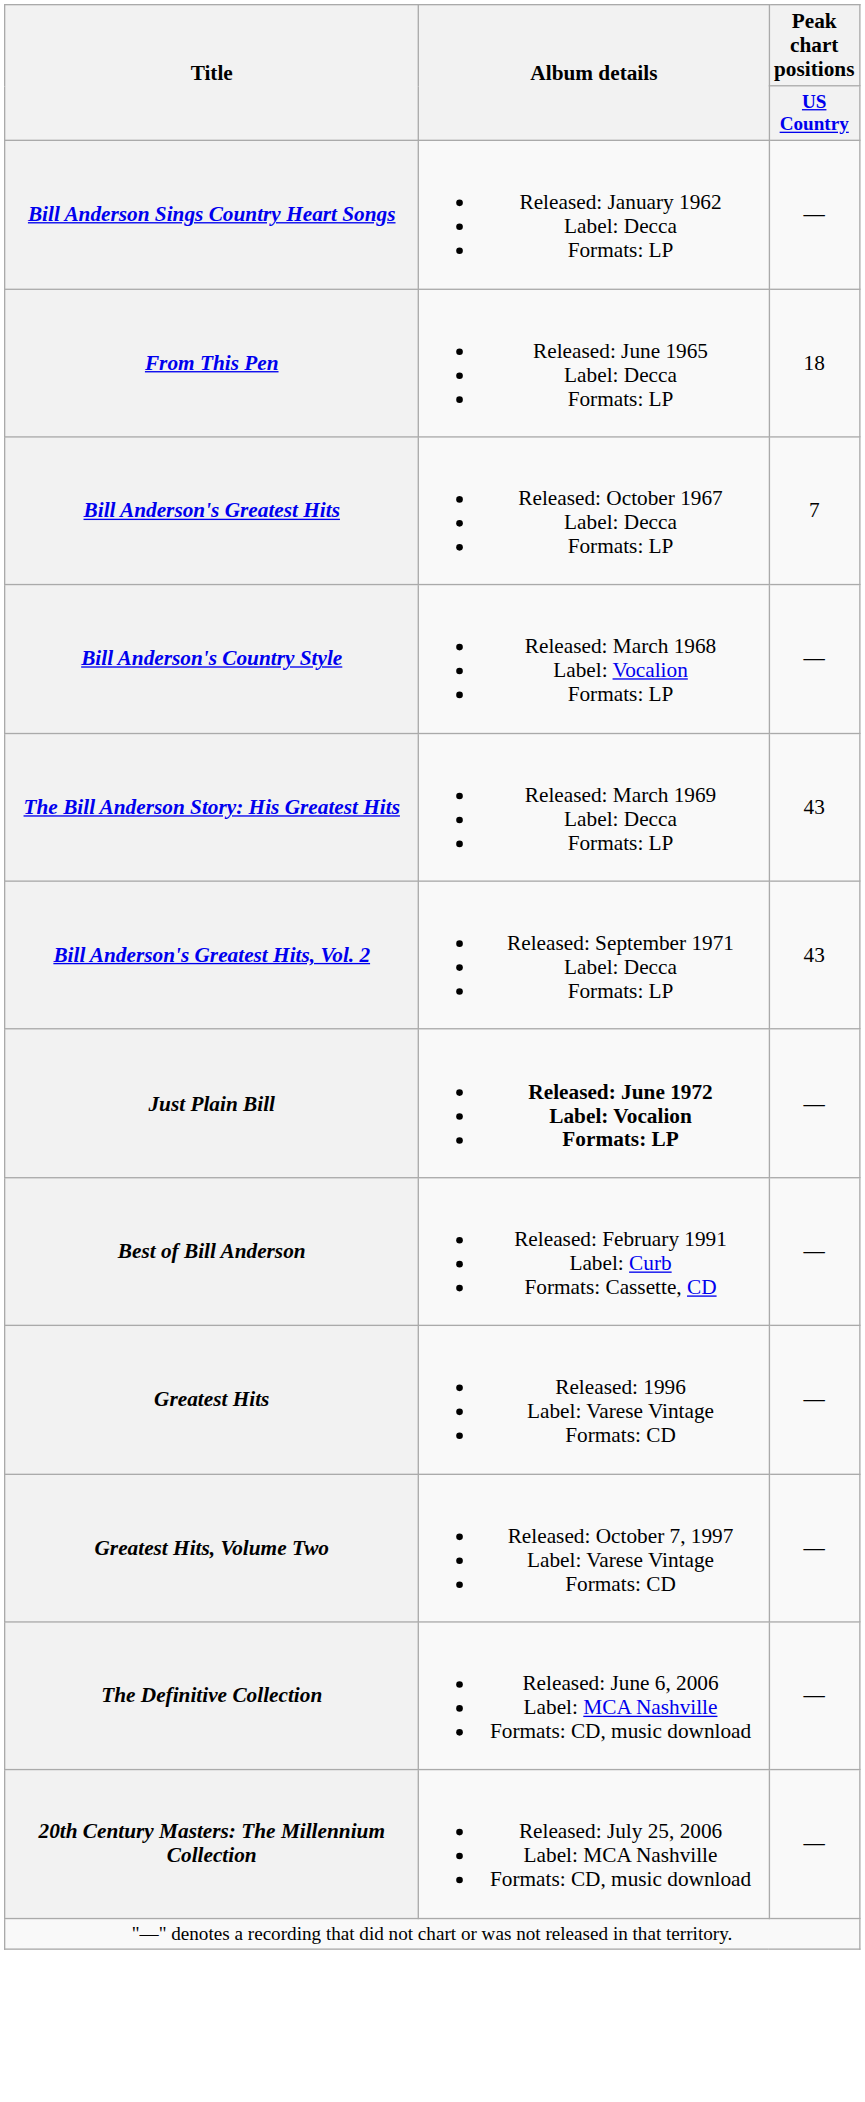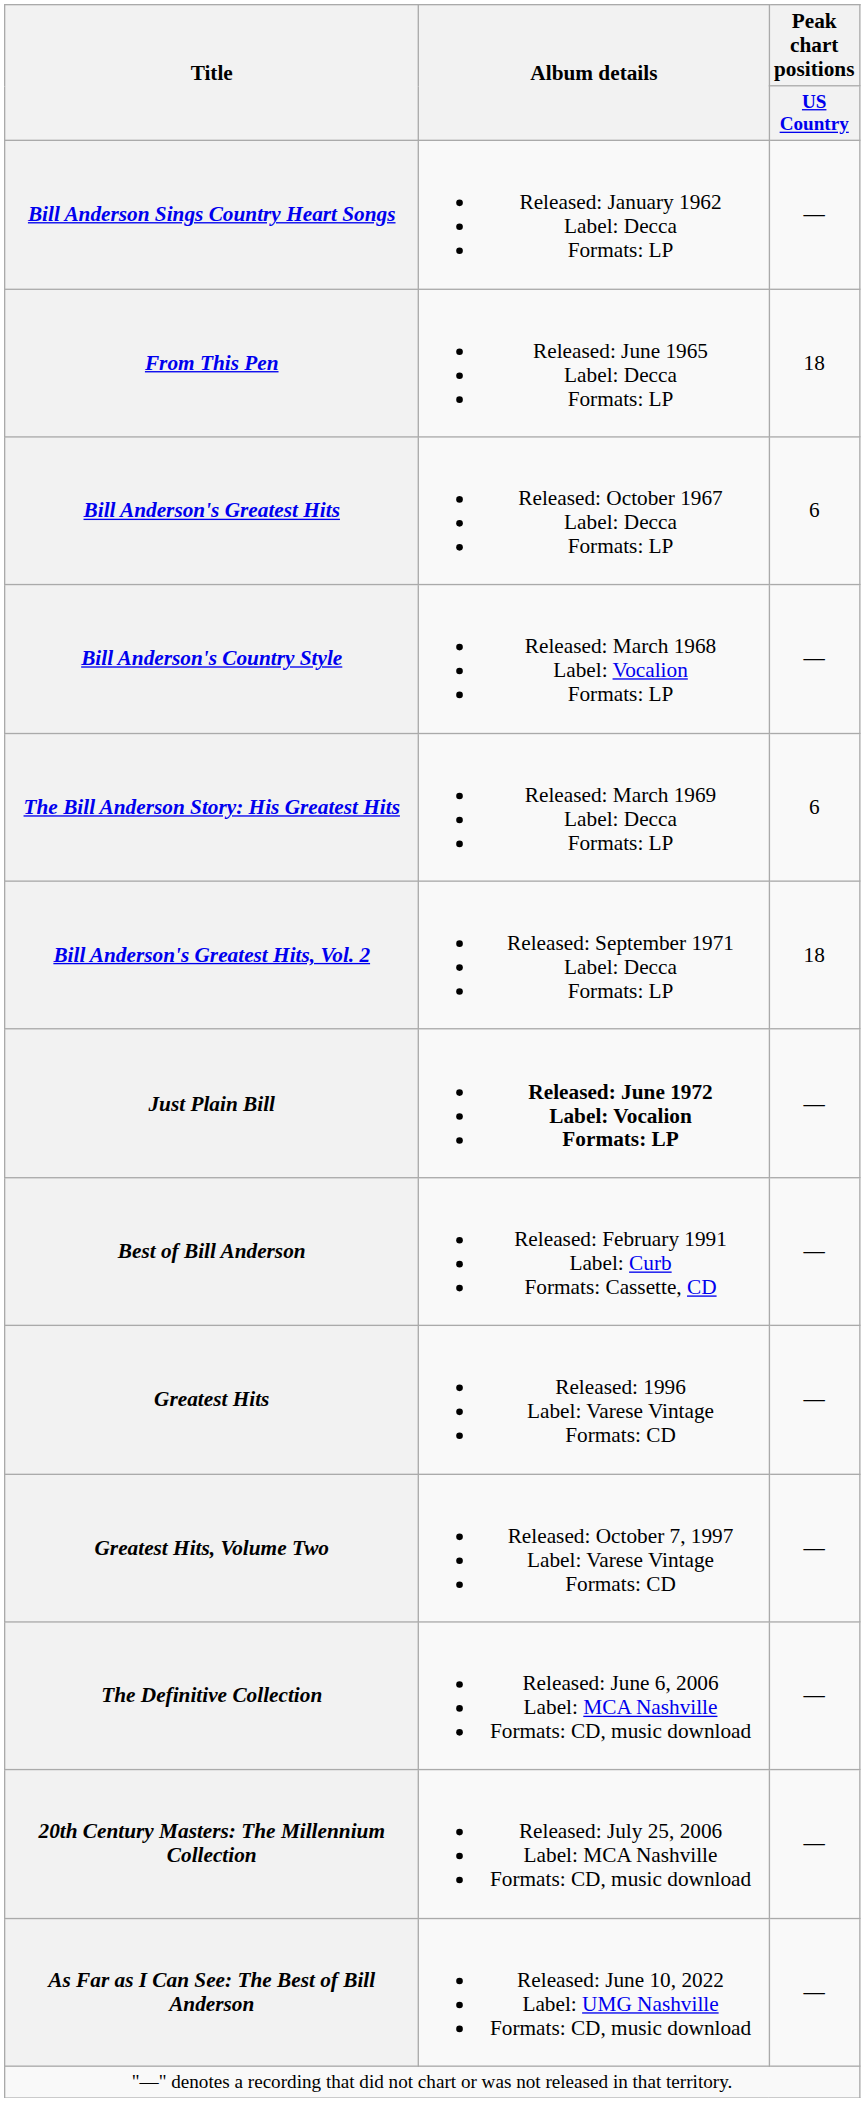(814, 510) 7 -> (814, 510) 6
(814, 806) 43 -> (814, 806) 6
(814, 955) 43 -> (814, 955) 18
+ row: (212, 1991)
